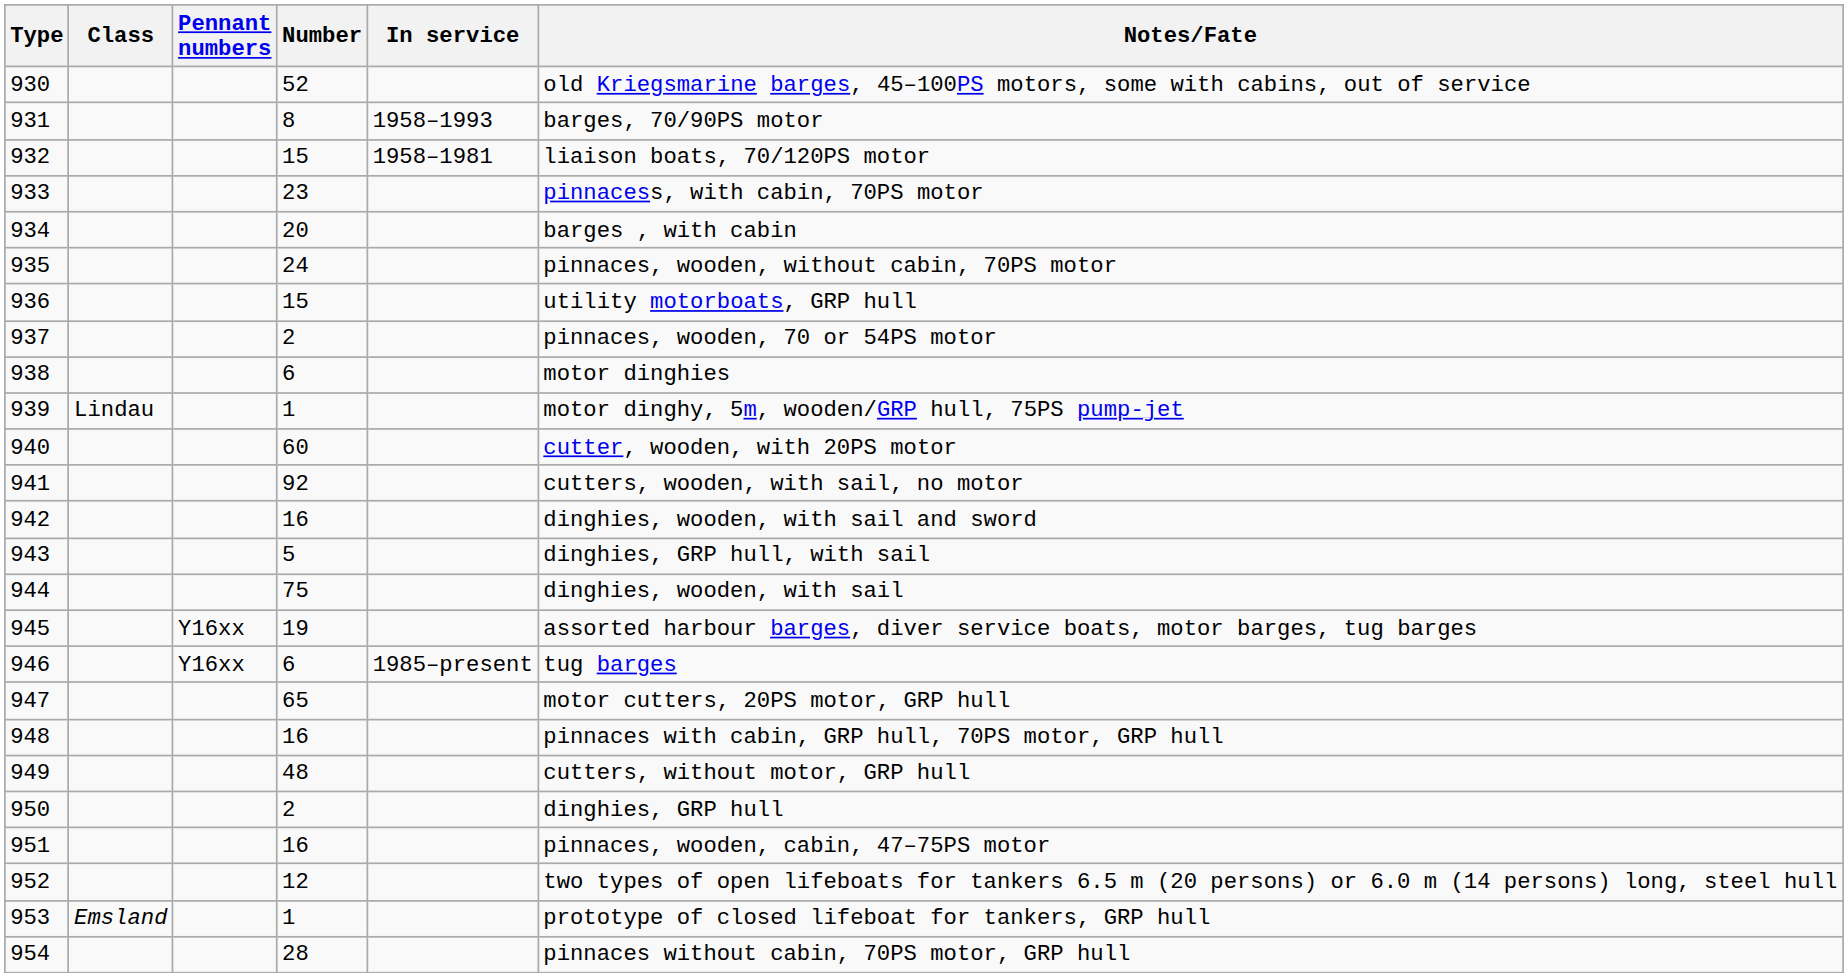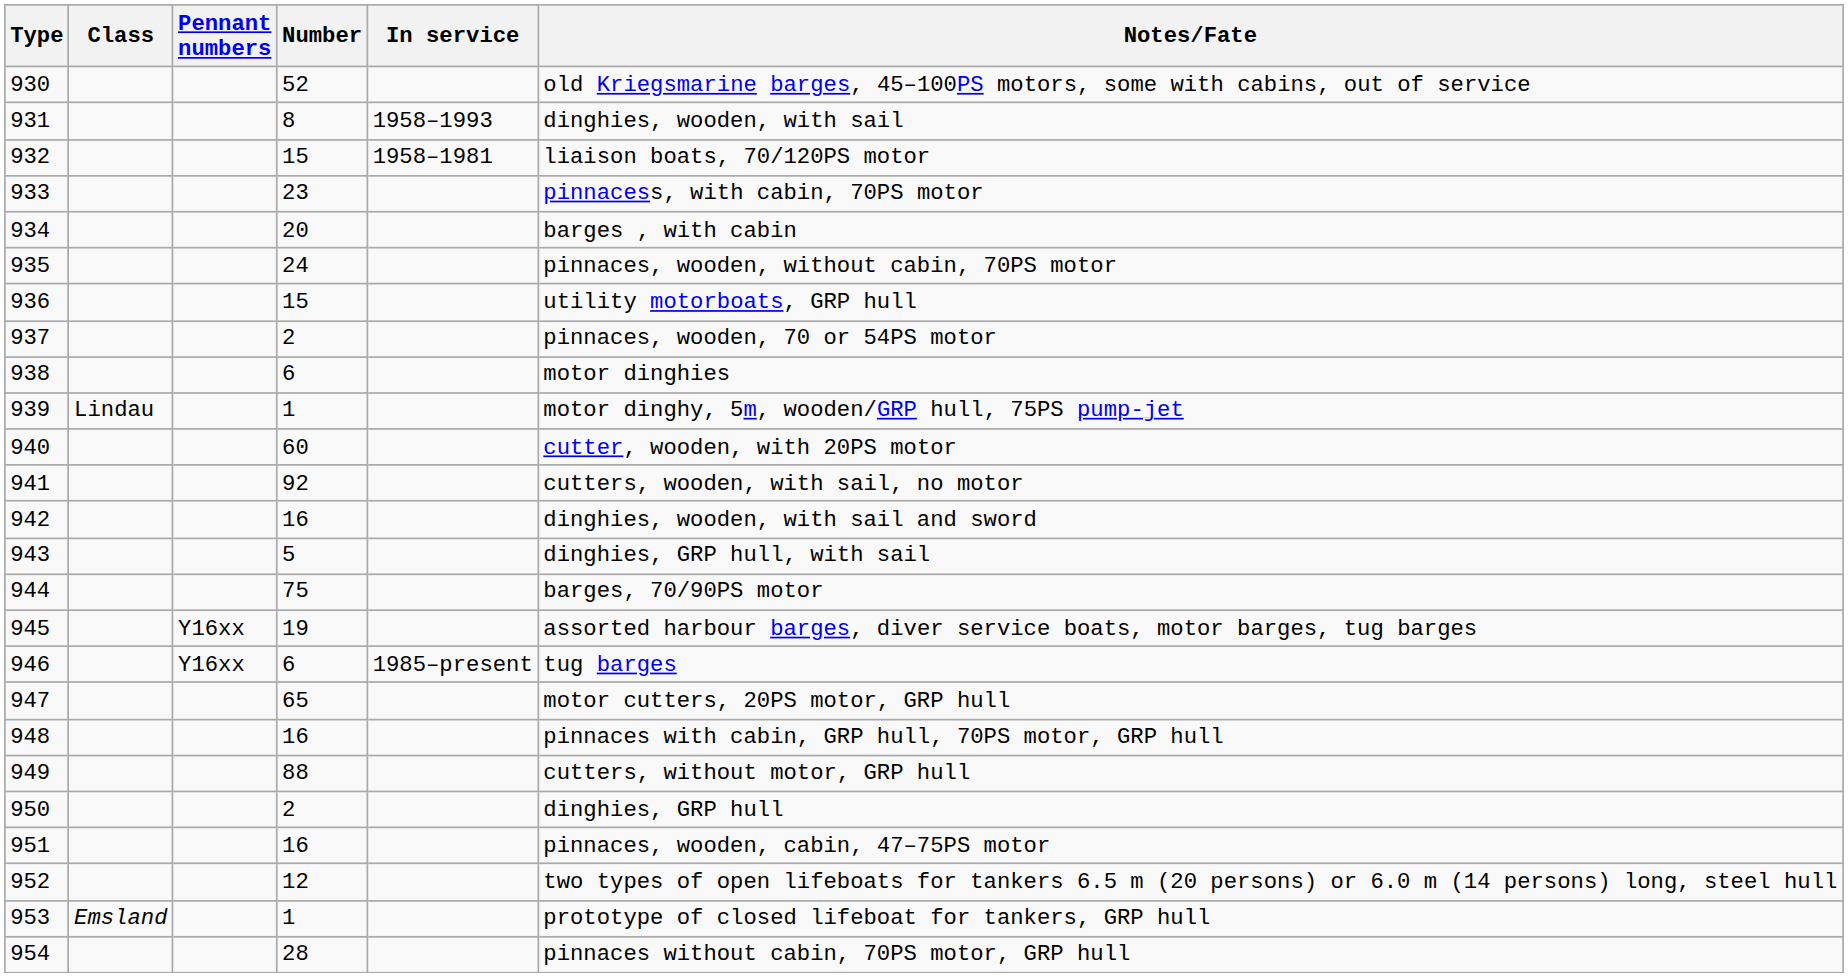(683, 121) barges, 70/90PS motor -> (723, 121) dinghies, wooden, with sail
(723, 592) dinghies, wooden, with sail -> (683, 592) barges, 70/90PS motor
(295, 773) 48 -> (295, 773) 88
